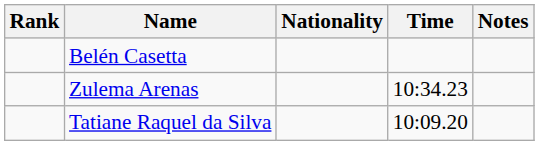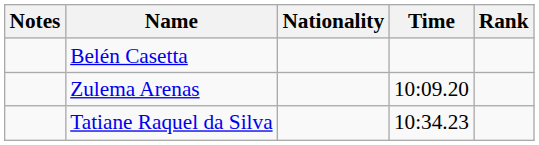columns swapped: (34, 21) <-> (503, 21)
(430, 88) 10:34.23 -> (431, 88) 10:09.20
(430, 122) 10:09.20 -> (431, 122) 10:34.23
